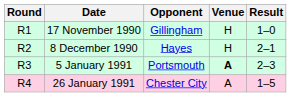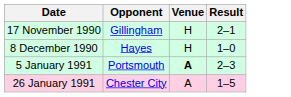- column: (24, 13)
(266, 30) 1–0 -> (226, 30) 2–1
(266, 48) 2–1 -> (226, 48) 1–0
